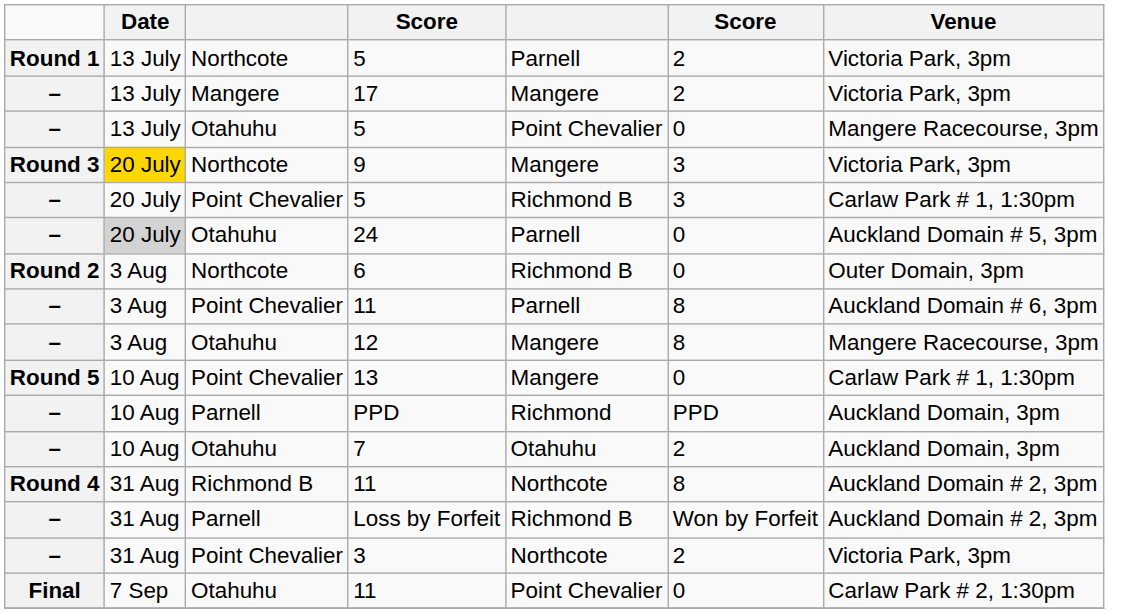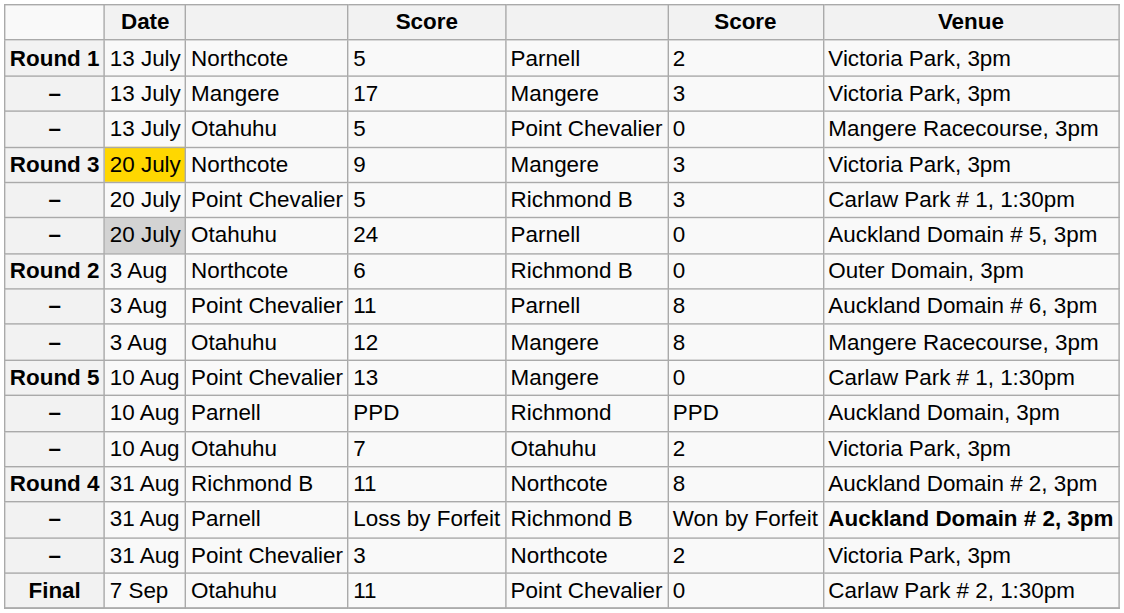(679, 93) 2 -> (679, 93) 3
(944, 448) Auckland Domain, 3pm -> (920, 448) Victoria Park, 3pm
(963, 519) normal -> (971, 519) bold
